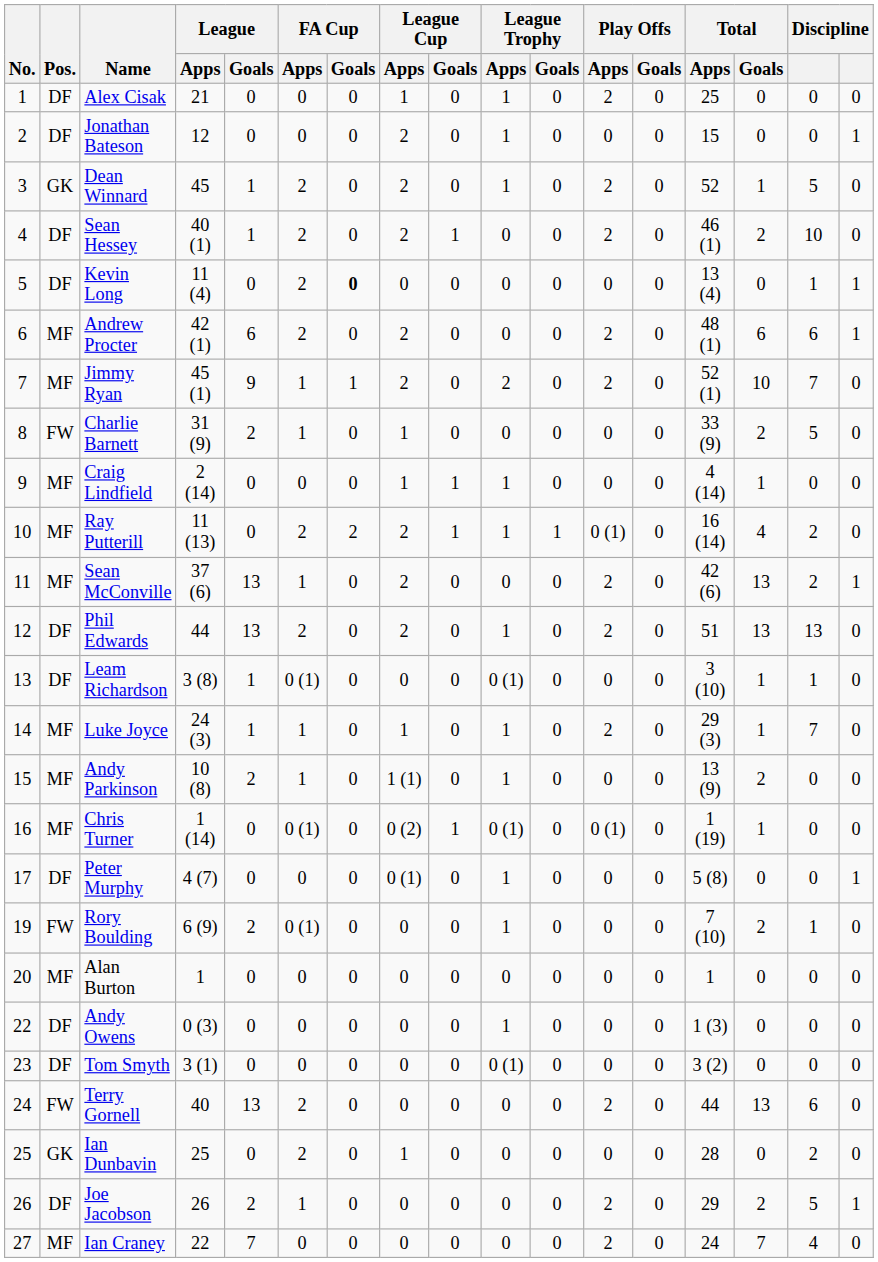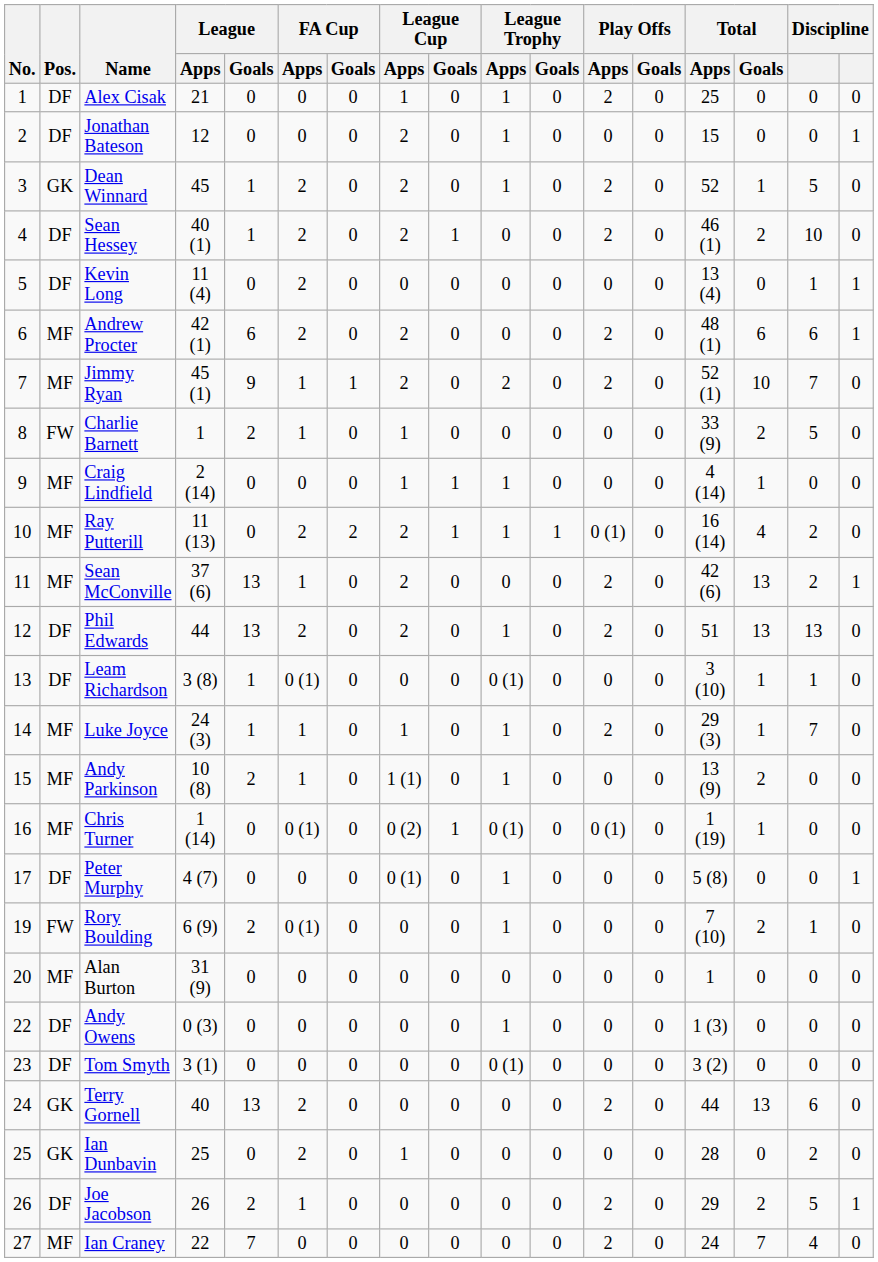(353, 284) bold -> (353, 284) normal
(200, 433) 31 (9) -> (200, 433) 1
(200, 977) 1 -> (200, 977) 31 (9)
(60, 1104) FW -> (60, 1104) GK
